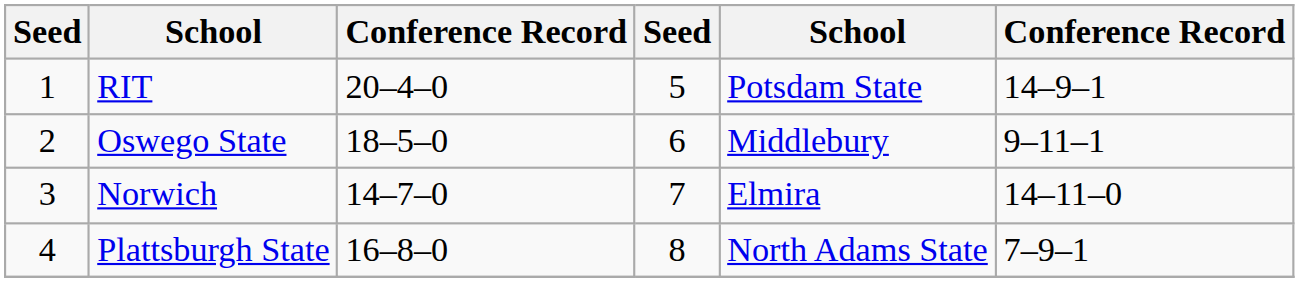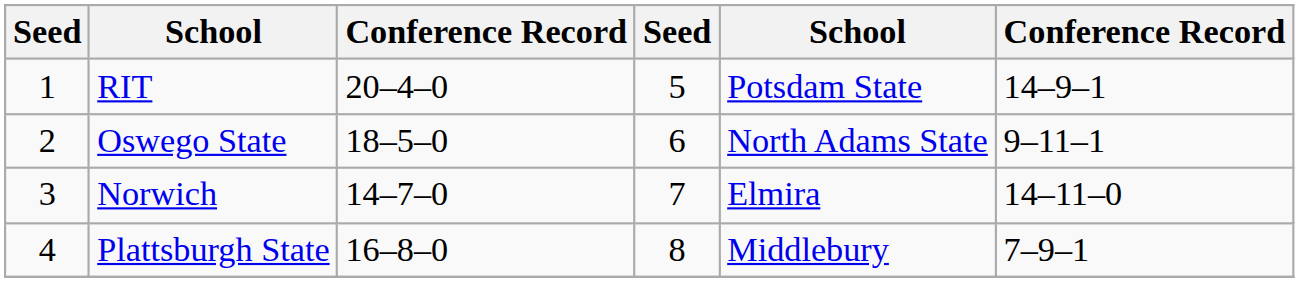(808, 140) Middlebury -> (857, 140) North Adams State
(857, 248) North Adams State -> (808, 248) Middlebury
